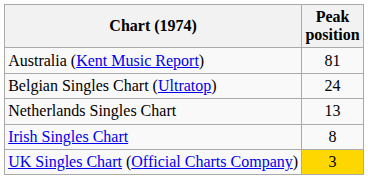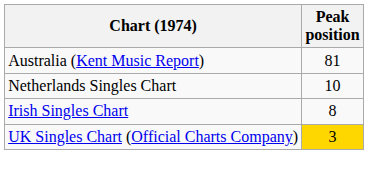- row: (112, 85)
(333, 111) 13 -> (333, 85) 10
